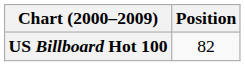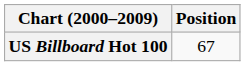(206, 46) 82 -> (206, 46) 67
